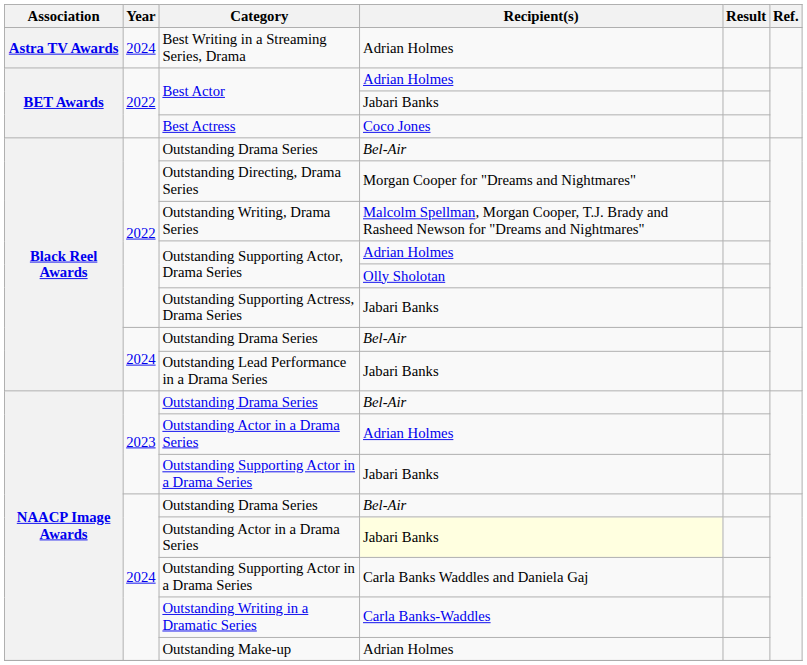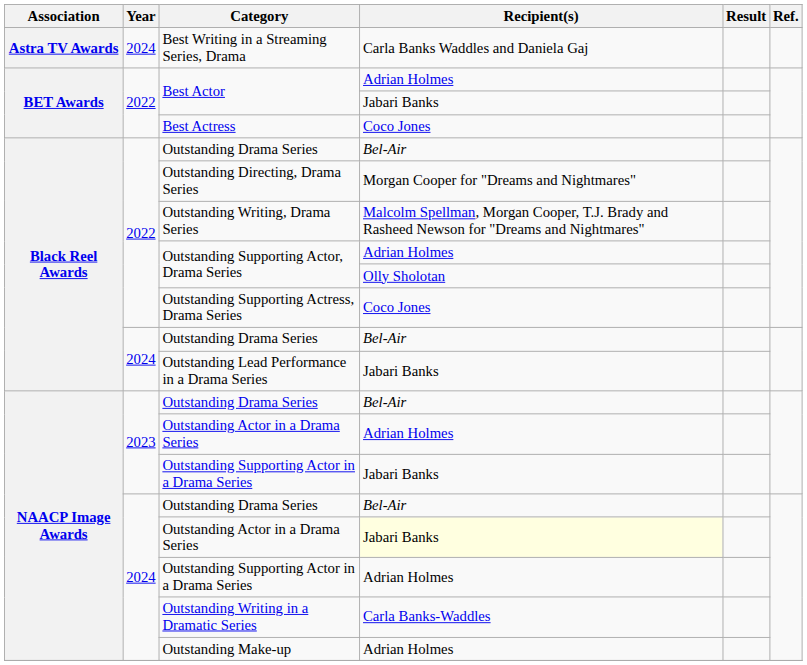(408, 47) Adrian Holmes -> (476, 47) Carla Banks Waddles and Daniela Gaj
(401, 307) Jabari Banks -> (397, 307) Coco Jones
(476, 577) Carla Banks Waddles and Daniela Gaj -> (408, 577) Adrian Holmes
